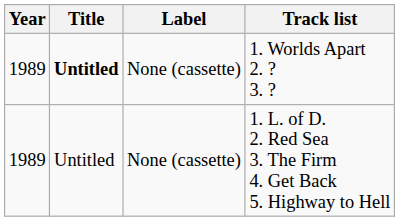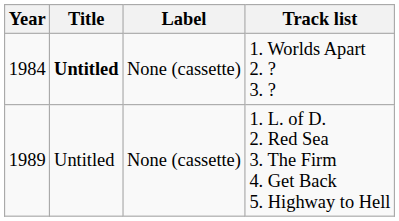(27, 68) 1989 -> (27, 68) 1984
